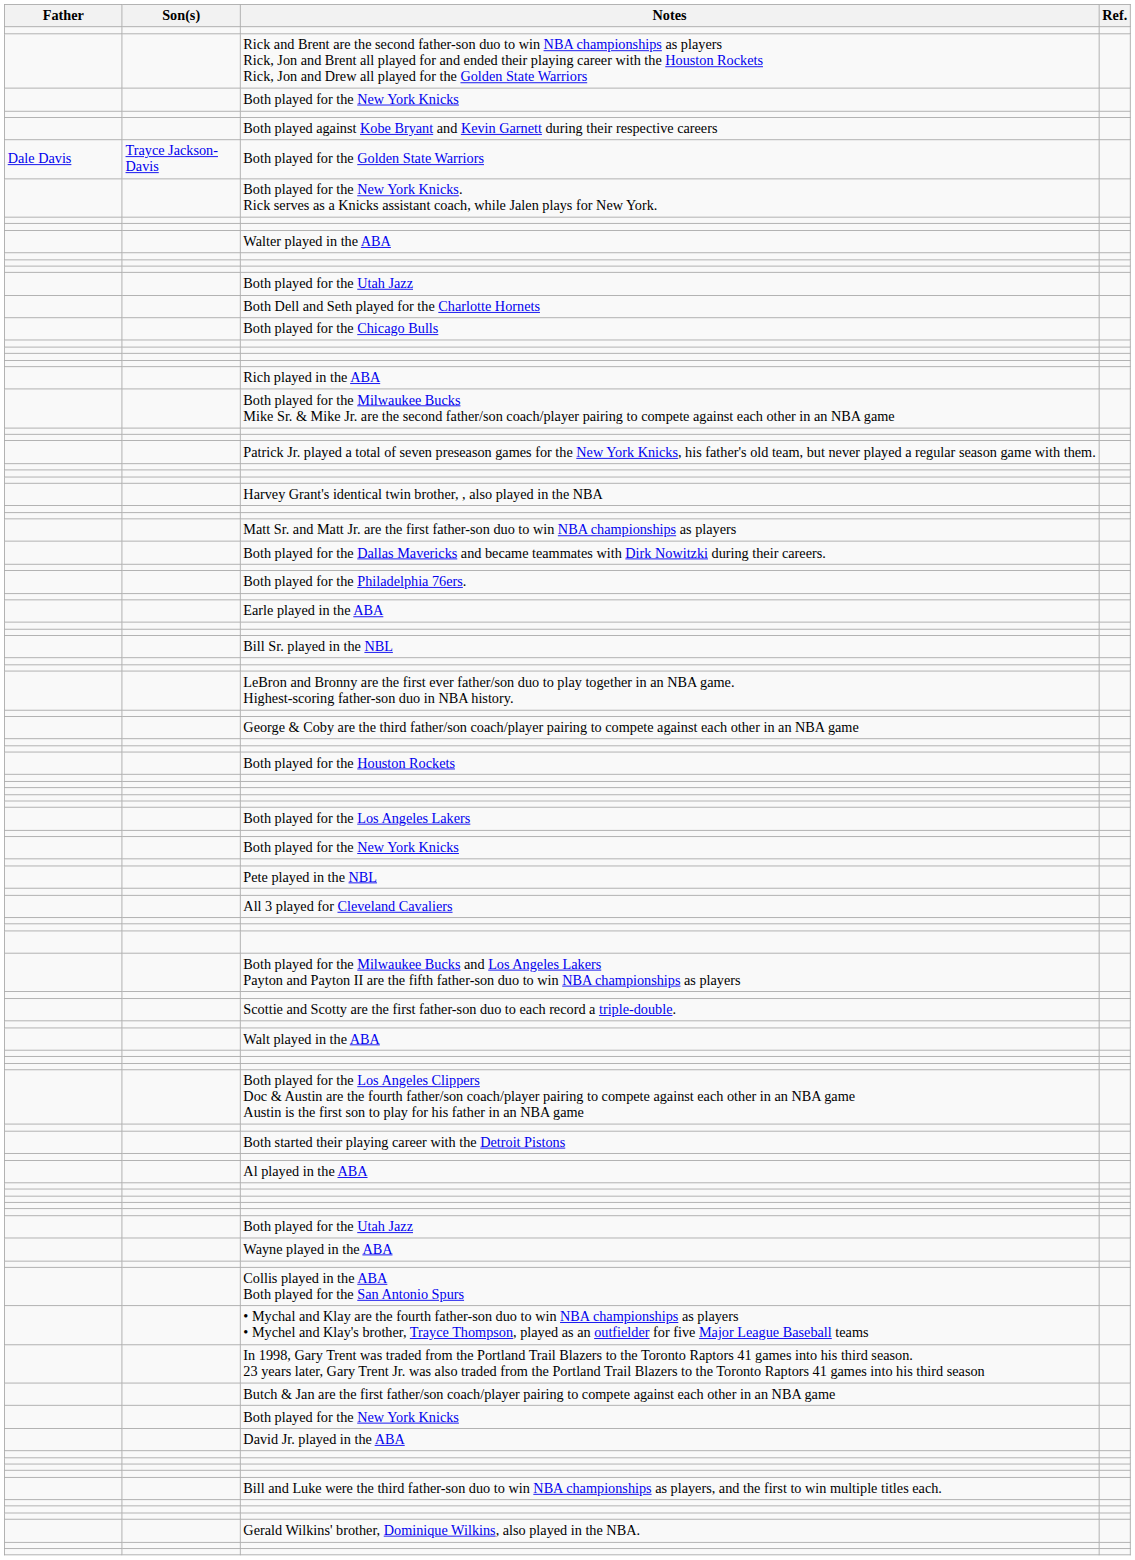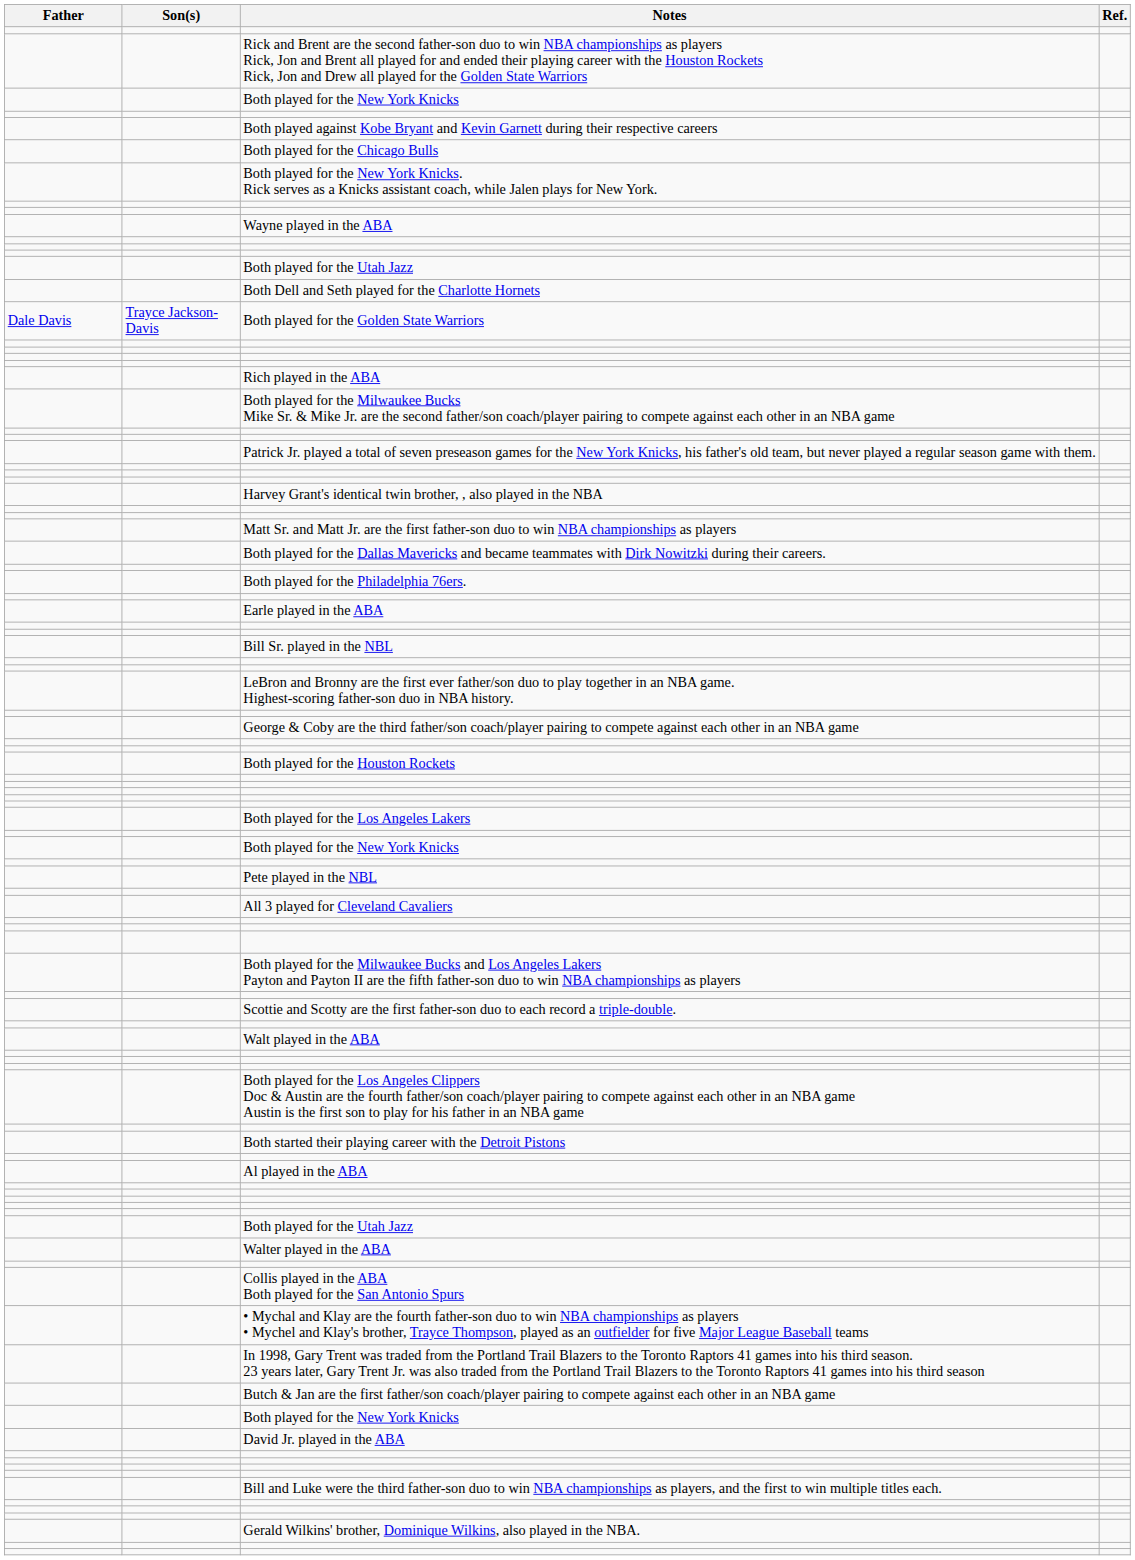rows swapped: (63, 329) <-> (40, 159)
rows swapped: (63, 1249) <-> (63, 242)
